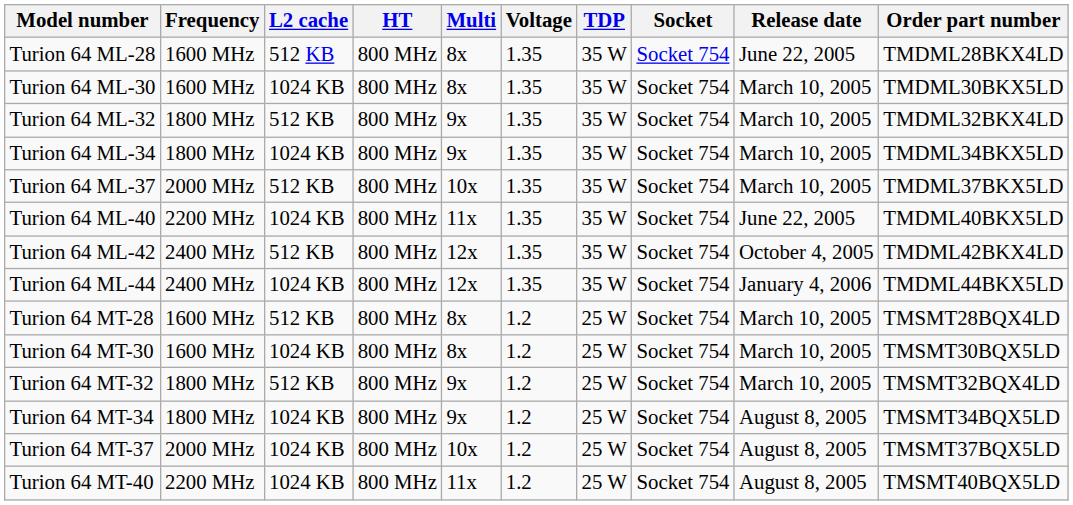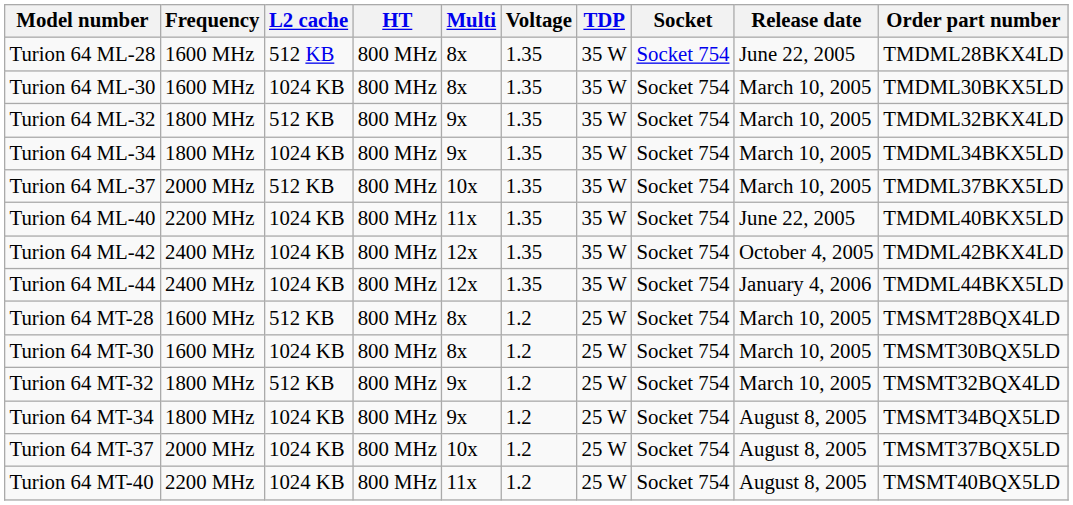(302, 251) 512 KB -> (307, 251) 1024 KB
